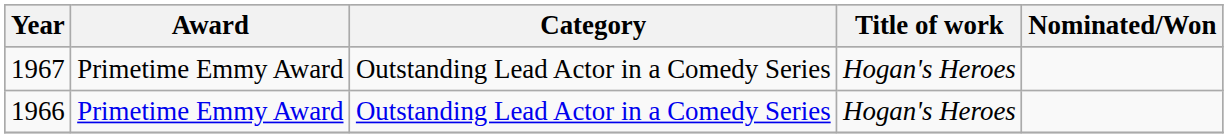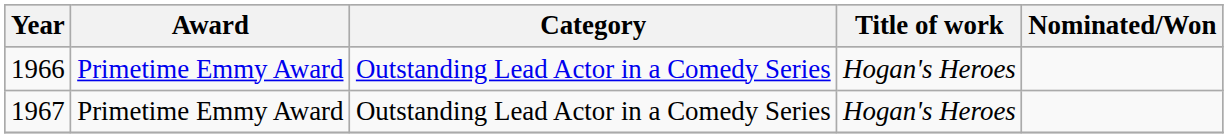rows swapped: (38, 111) <-> (38, 68)
